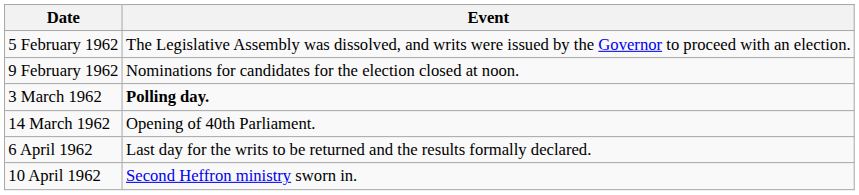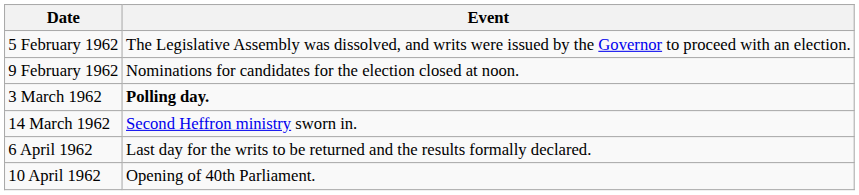(221, 123) Opening of 40th Parliament. -> (242, 123) Second Heffron ministry sworn in.
(242, 176) Second Heffron ministry sworn in. -> (221, 176) Opening of 40th Parliament.
